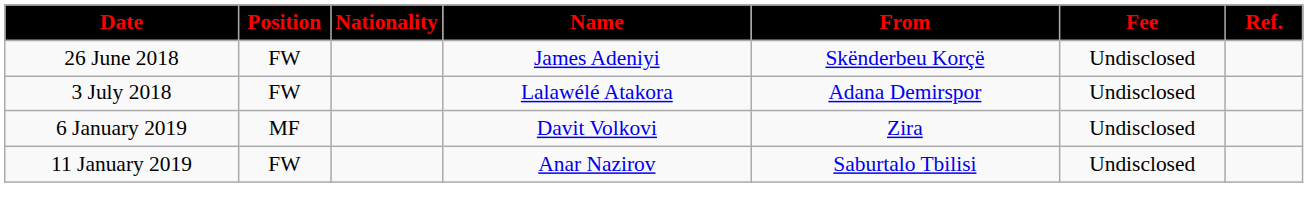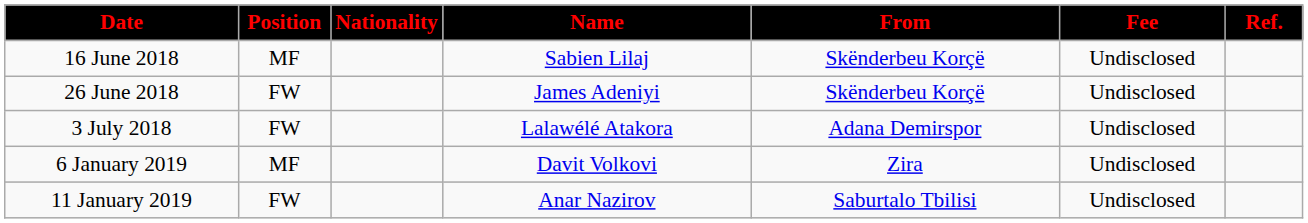+ row: (122, 57)
